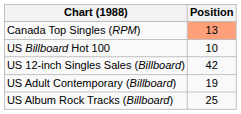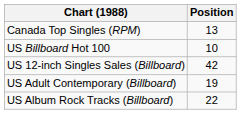(212, 30) lightsalmon background -> (212, 30) no background
(212, 100) 25 -> (212, 100) 22
